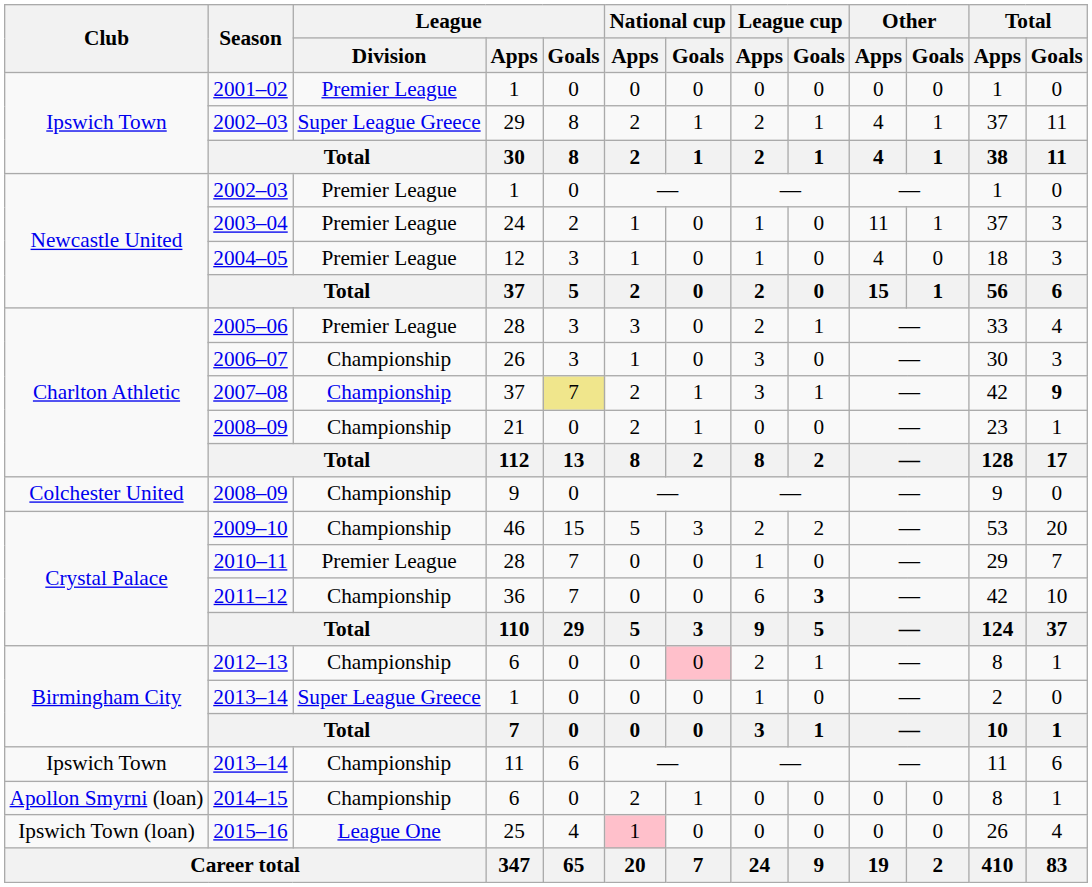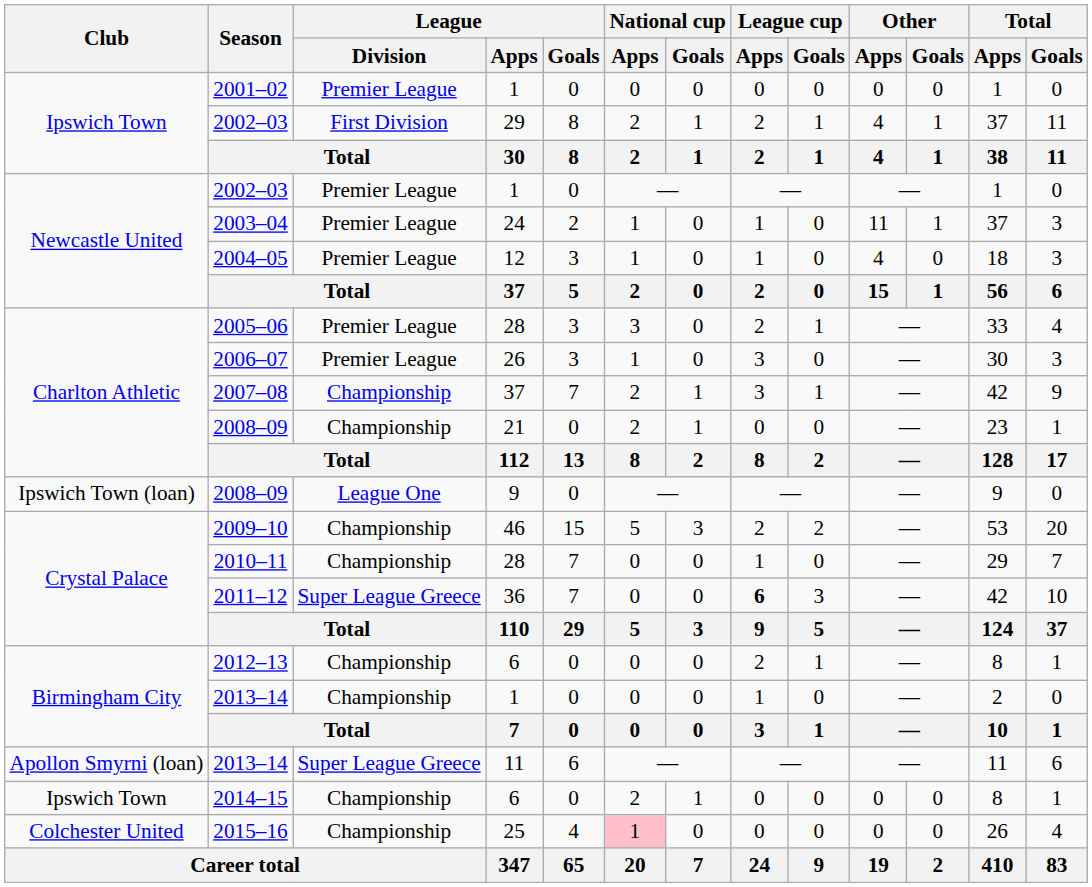(389, 122) Super League Greece -> (389, 122) First Division
(389, 358) Championship -> (389, 358) Premier League
(574, 392) khaki background -> (574, 392) no background
(1057, 392) bold -> (1057, 392) normal
(106, 493) Colchester United -> (106, 493) Ipswich Town (loan)
(389, 493) Championship -> (389, 493) League One
(389, 561) Premier League -> (389, 561) Championship
(389, 595) Championship -> (389, 595) Super League Greece
(759, 595) normal -> (759, 595) bold
(819, 595) bold -> (819, 595) normal
(698, 662) pink background -> (698, 662) no background
(389, 696) Super League Greece -> (389, 696) Championship
(107, 763) Ipswich Town -> (107, 763) Apollon Smyrni (loan)
(389, 763) Championship -> (389, 763) Super League Greece
(107, 797) Apollon Smyrni (loan) -> (107, 797) Ipswich Town
(106, 831) Ipswich Town (loan) -> (106, 831) Colchester United
(389, 831) League One -> (389, 831) Championship
